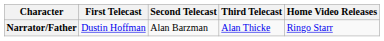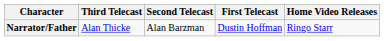columns swapped: (113, 12) <-> (252, 12)
